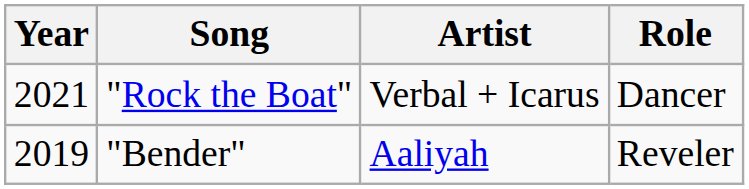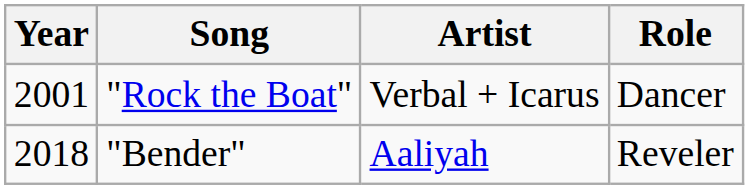(51, 93) 2021 -> (51, 93) 2001
(51, 153) 2019 -> (51, 153) 2018
